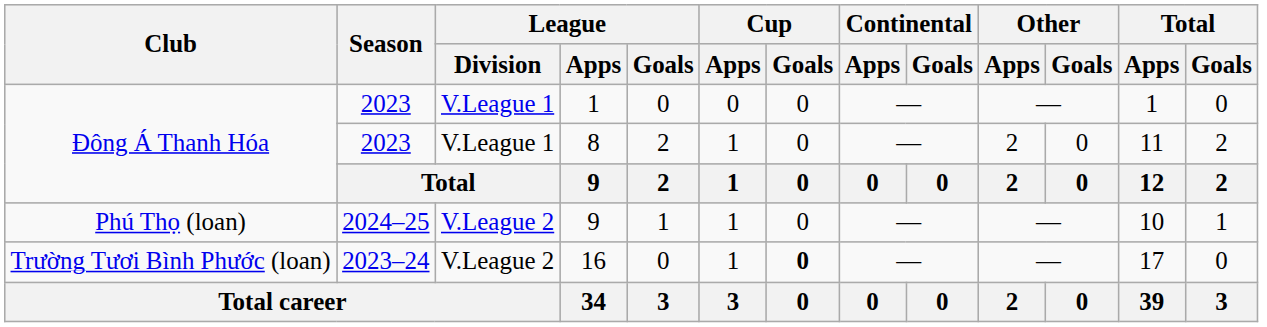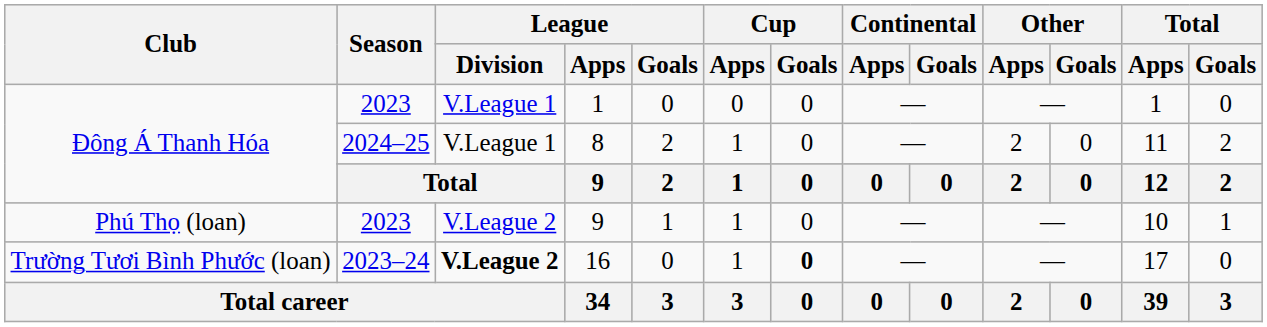(386, 143) 2023 -> (386, 143) 2024–25
(386, 222) 2024–25 -> (386, 222) 2023
(498, 261) normal -> (500, 261) bold
